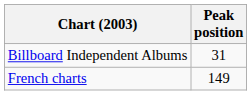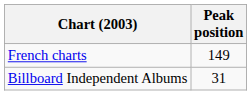rows swapped: (98, 55) <-> (47, 78)
